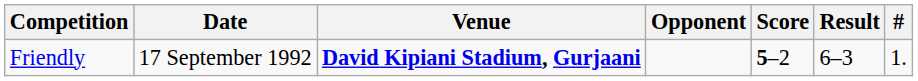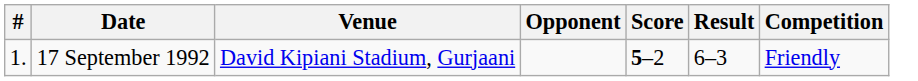columns swapped: (899, 22) <-> (69, 22)
(481, 57) bold -> (368, 57) normal
